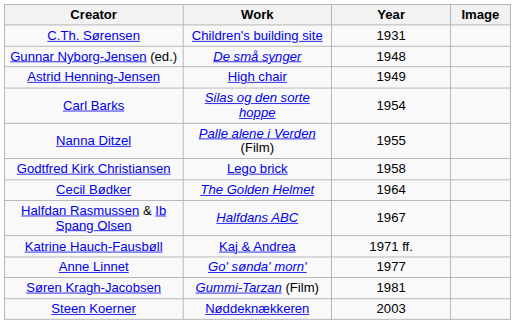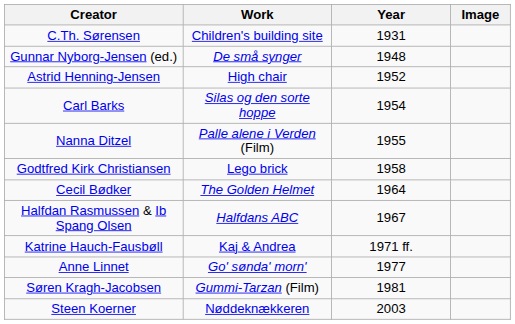(391, 77) 1949 -> (391, 77) 1952
